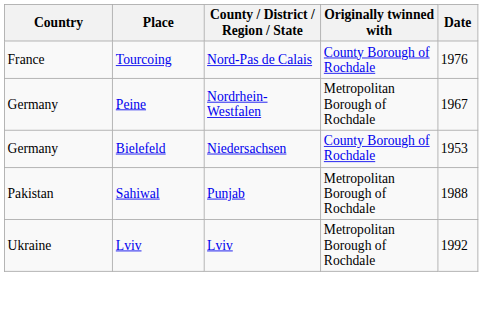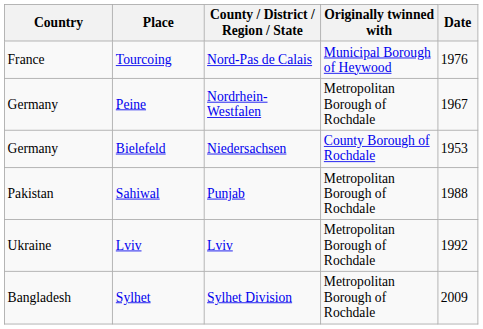(377, 59) County Borough of Rochdale -> (377, 59) Municipal Borough of Heywood
+ row: (133, 297)
